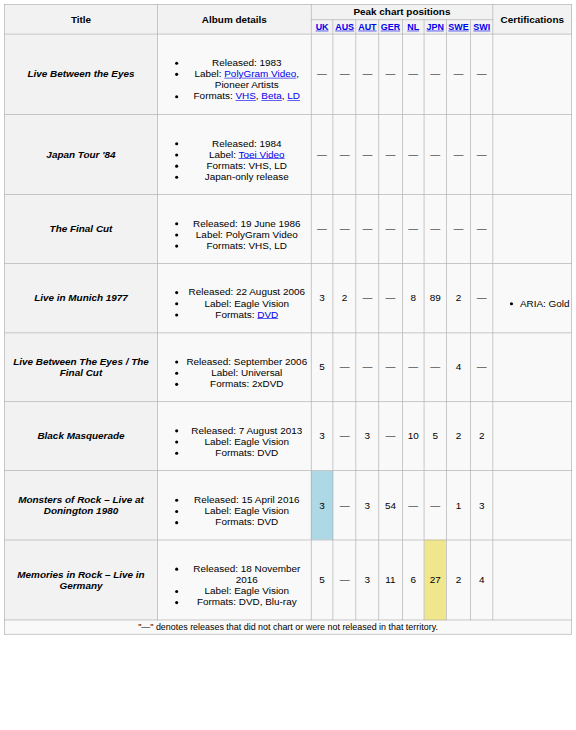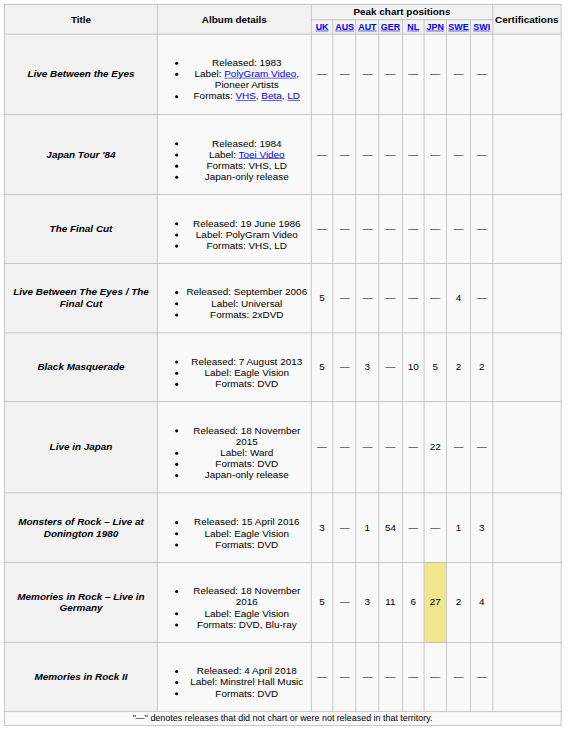- row: (81, 298)
(322, 436) 3 -> (322, 367) 5
+ row: (81, 447)
(322, 505) lightblue background -> (322, 527) no background
(367, 505) 3 -> (367, 527) 1
+ row: (81, 677)
